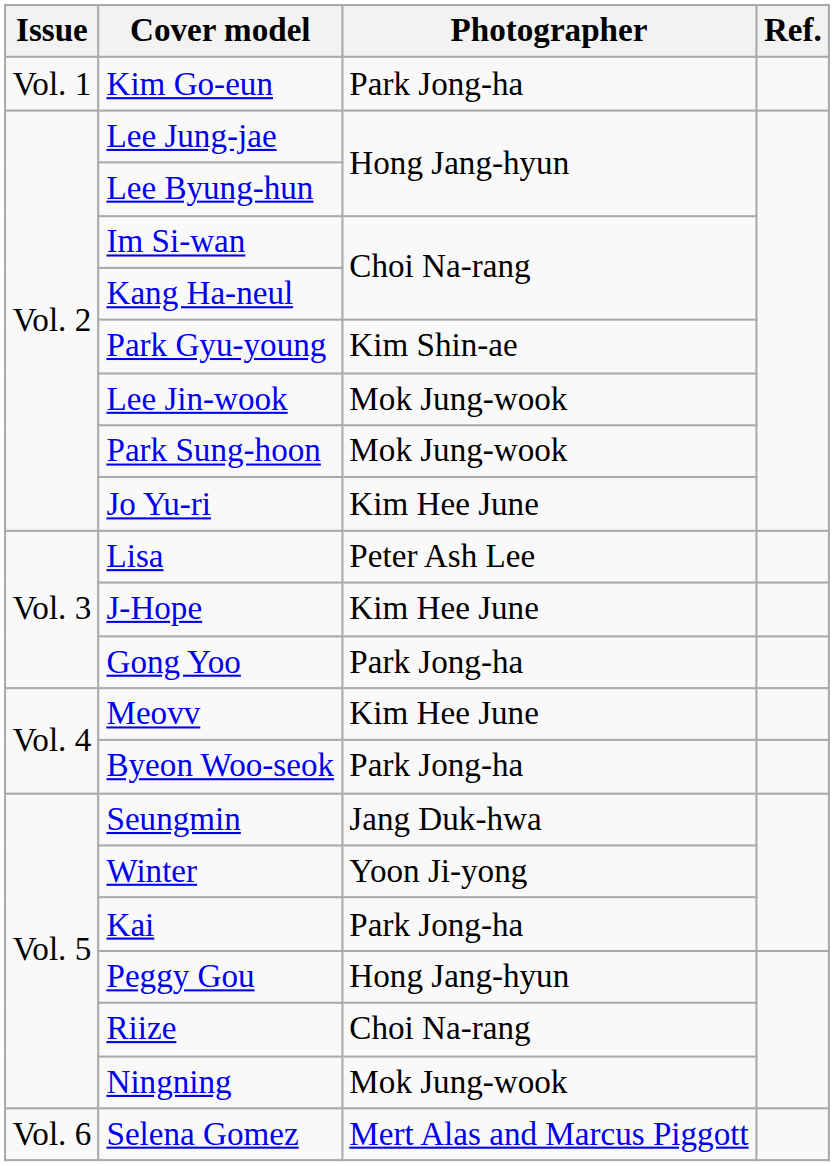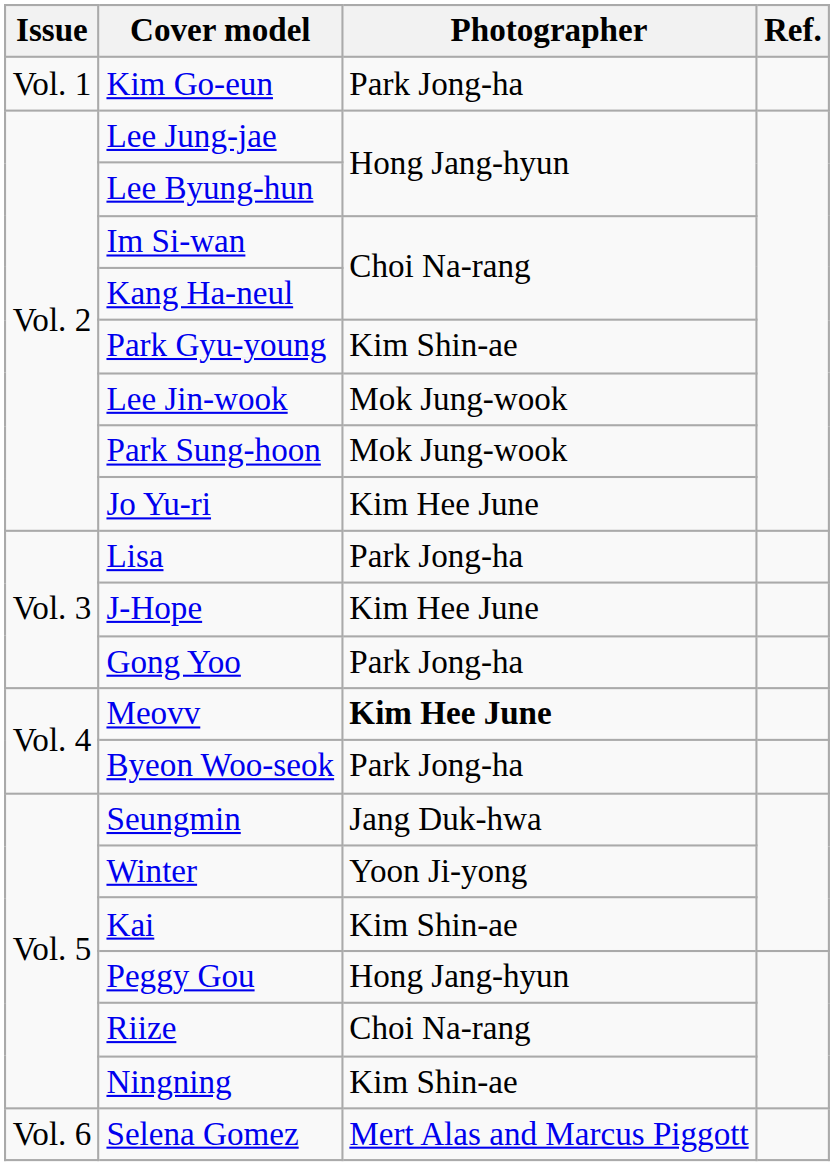(442, 556) Peter Ash Lee -> (436, 556) Park Jong-ha
(444, 713) normal -> (451, 713) bold
(436, 923) Park Jong-ha -> (434, 923) Kim Shin-ae
(458, 1081) Mok Jung-wook -> (434, 1081) Kim Shin-ae
